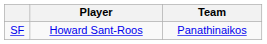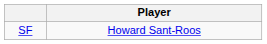- column: (212, 13)
